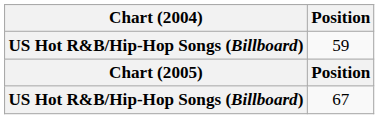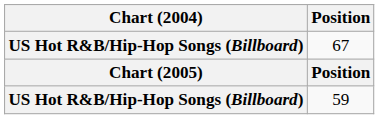rows swapped: (341, 45) <-> (341, 99)
